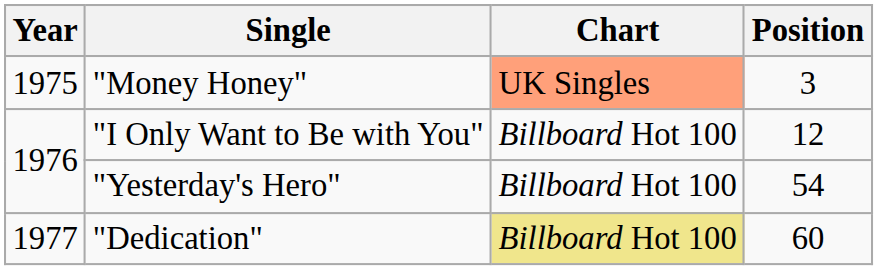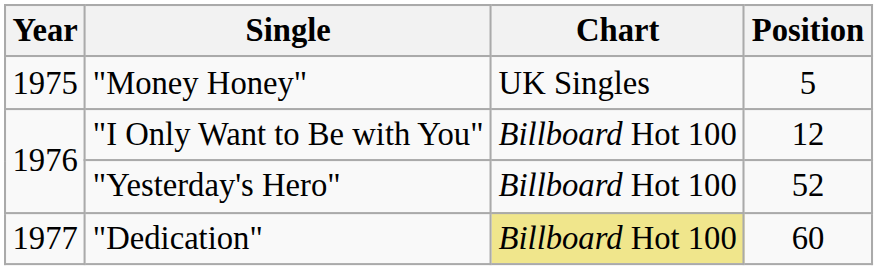(574, 82) lightsalmon background -> (574, 82) no background
(808, 82) 3 -> (808, 82) 5
(808, 185) 54 -> (808, 185) 52
